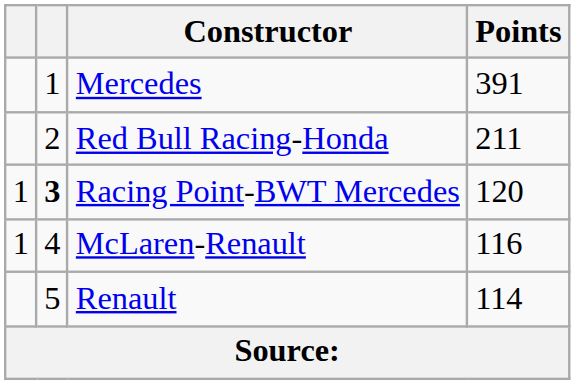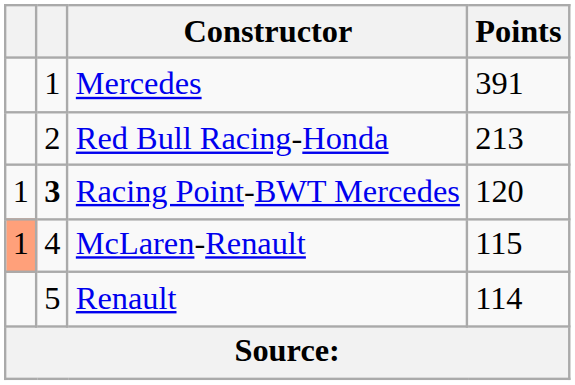(499, 137) 211 -> (499, 137) 213
(21, 244) no background -> (21, 244) lightsalmon background
(499, 244) 116 -> (499, 244) 115
